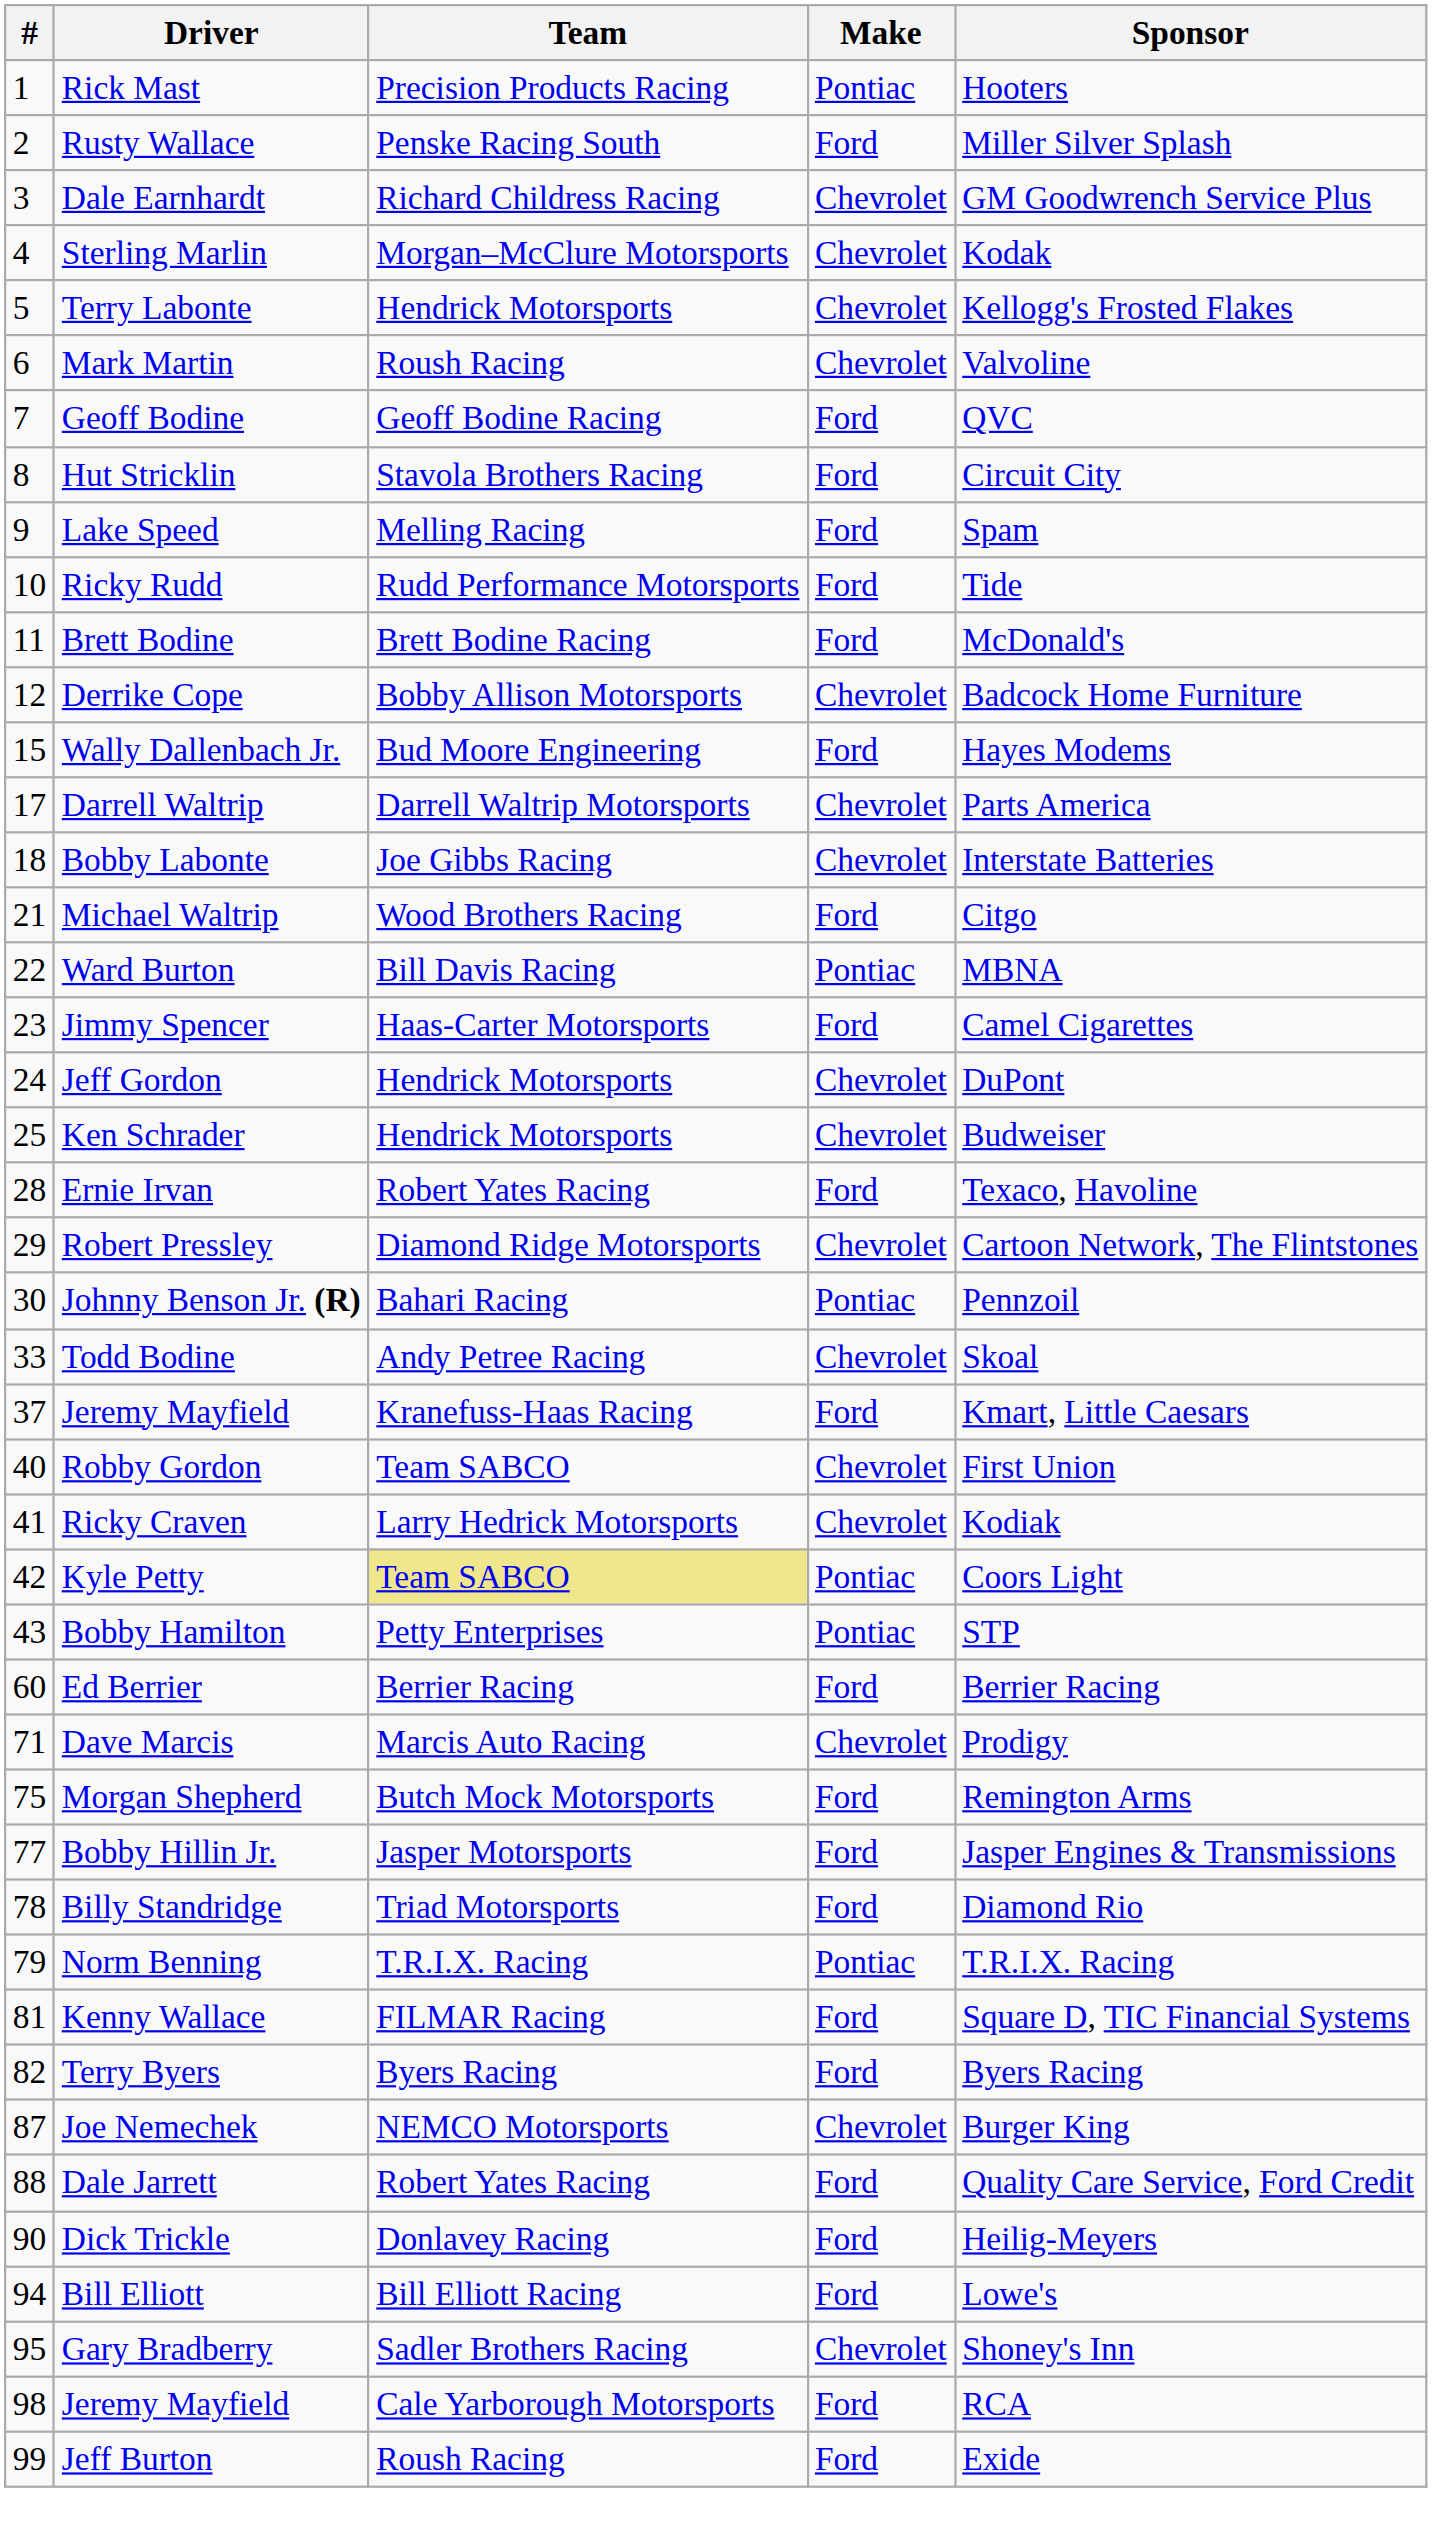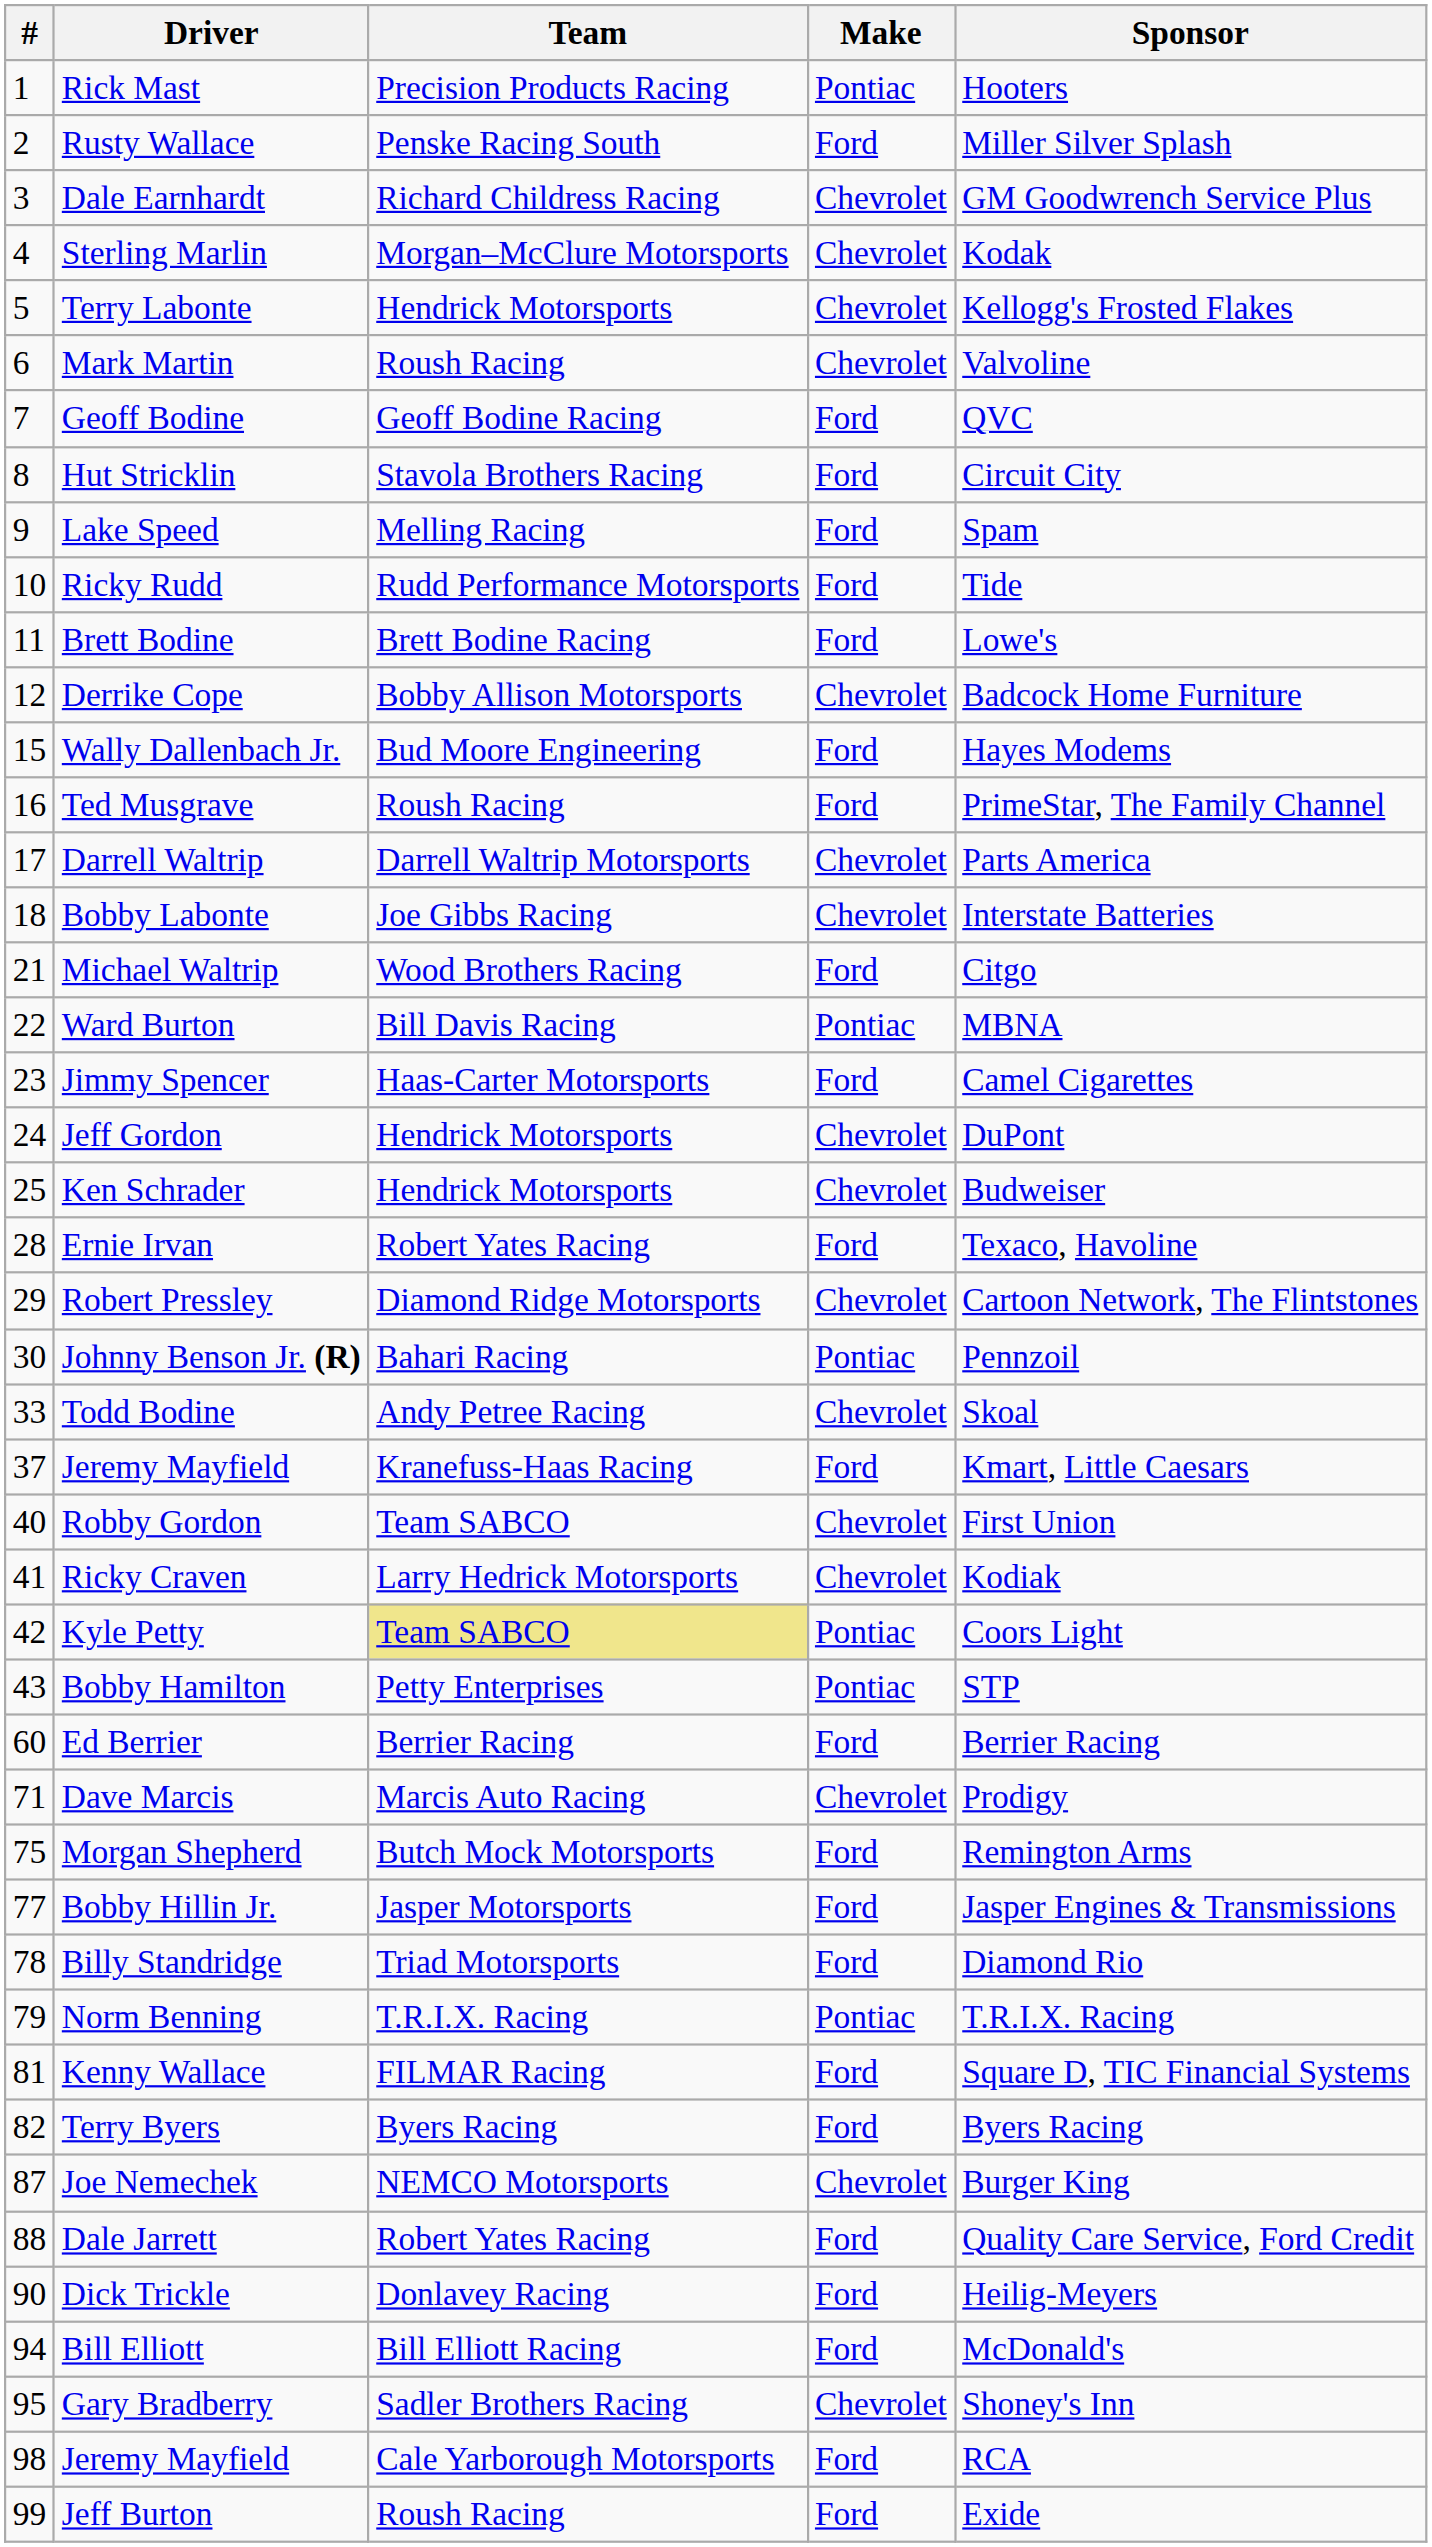(1043, 638) McDonald's -> (1010, 638) Lowe's
+ row: (30, 804)
(1010, 2292) Lowe's -> (1043, 2348) McDonald's
